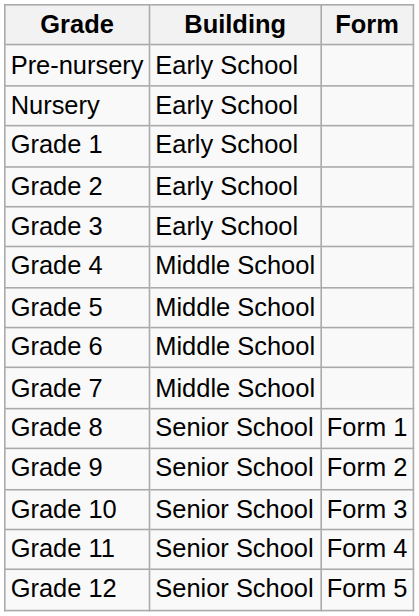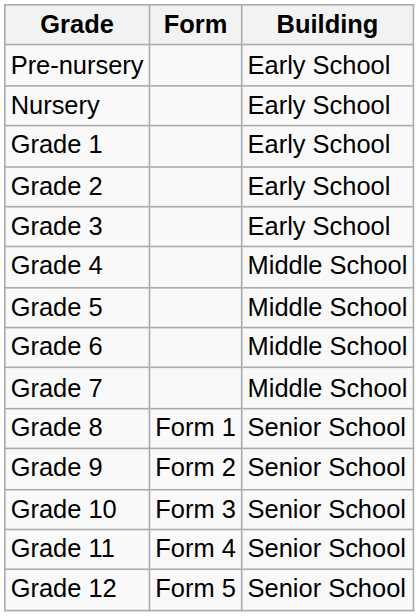columns swapped: (367, 24) <-> (235, 24)
